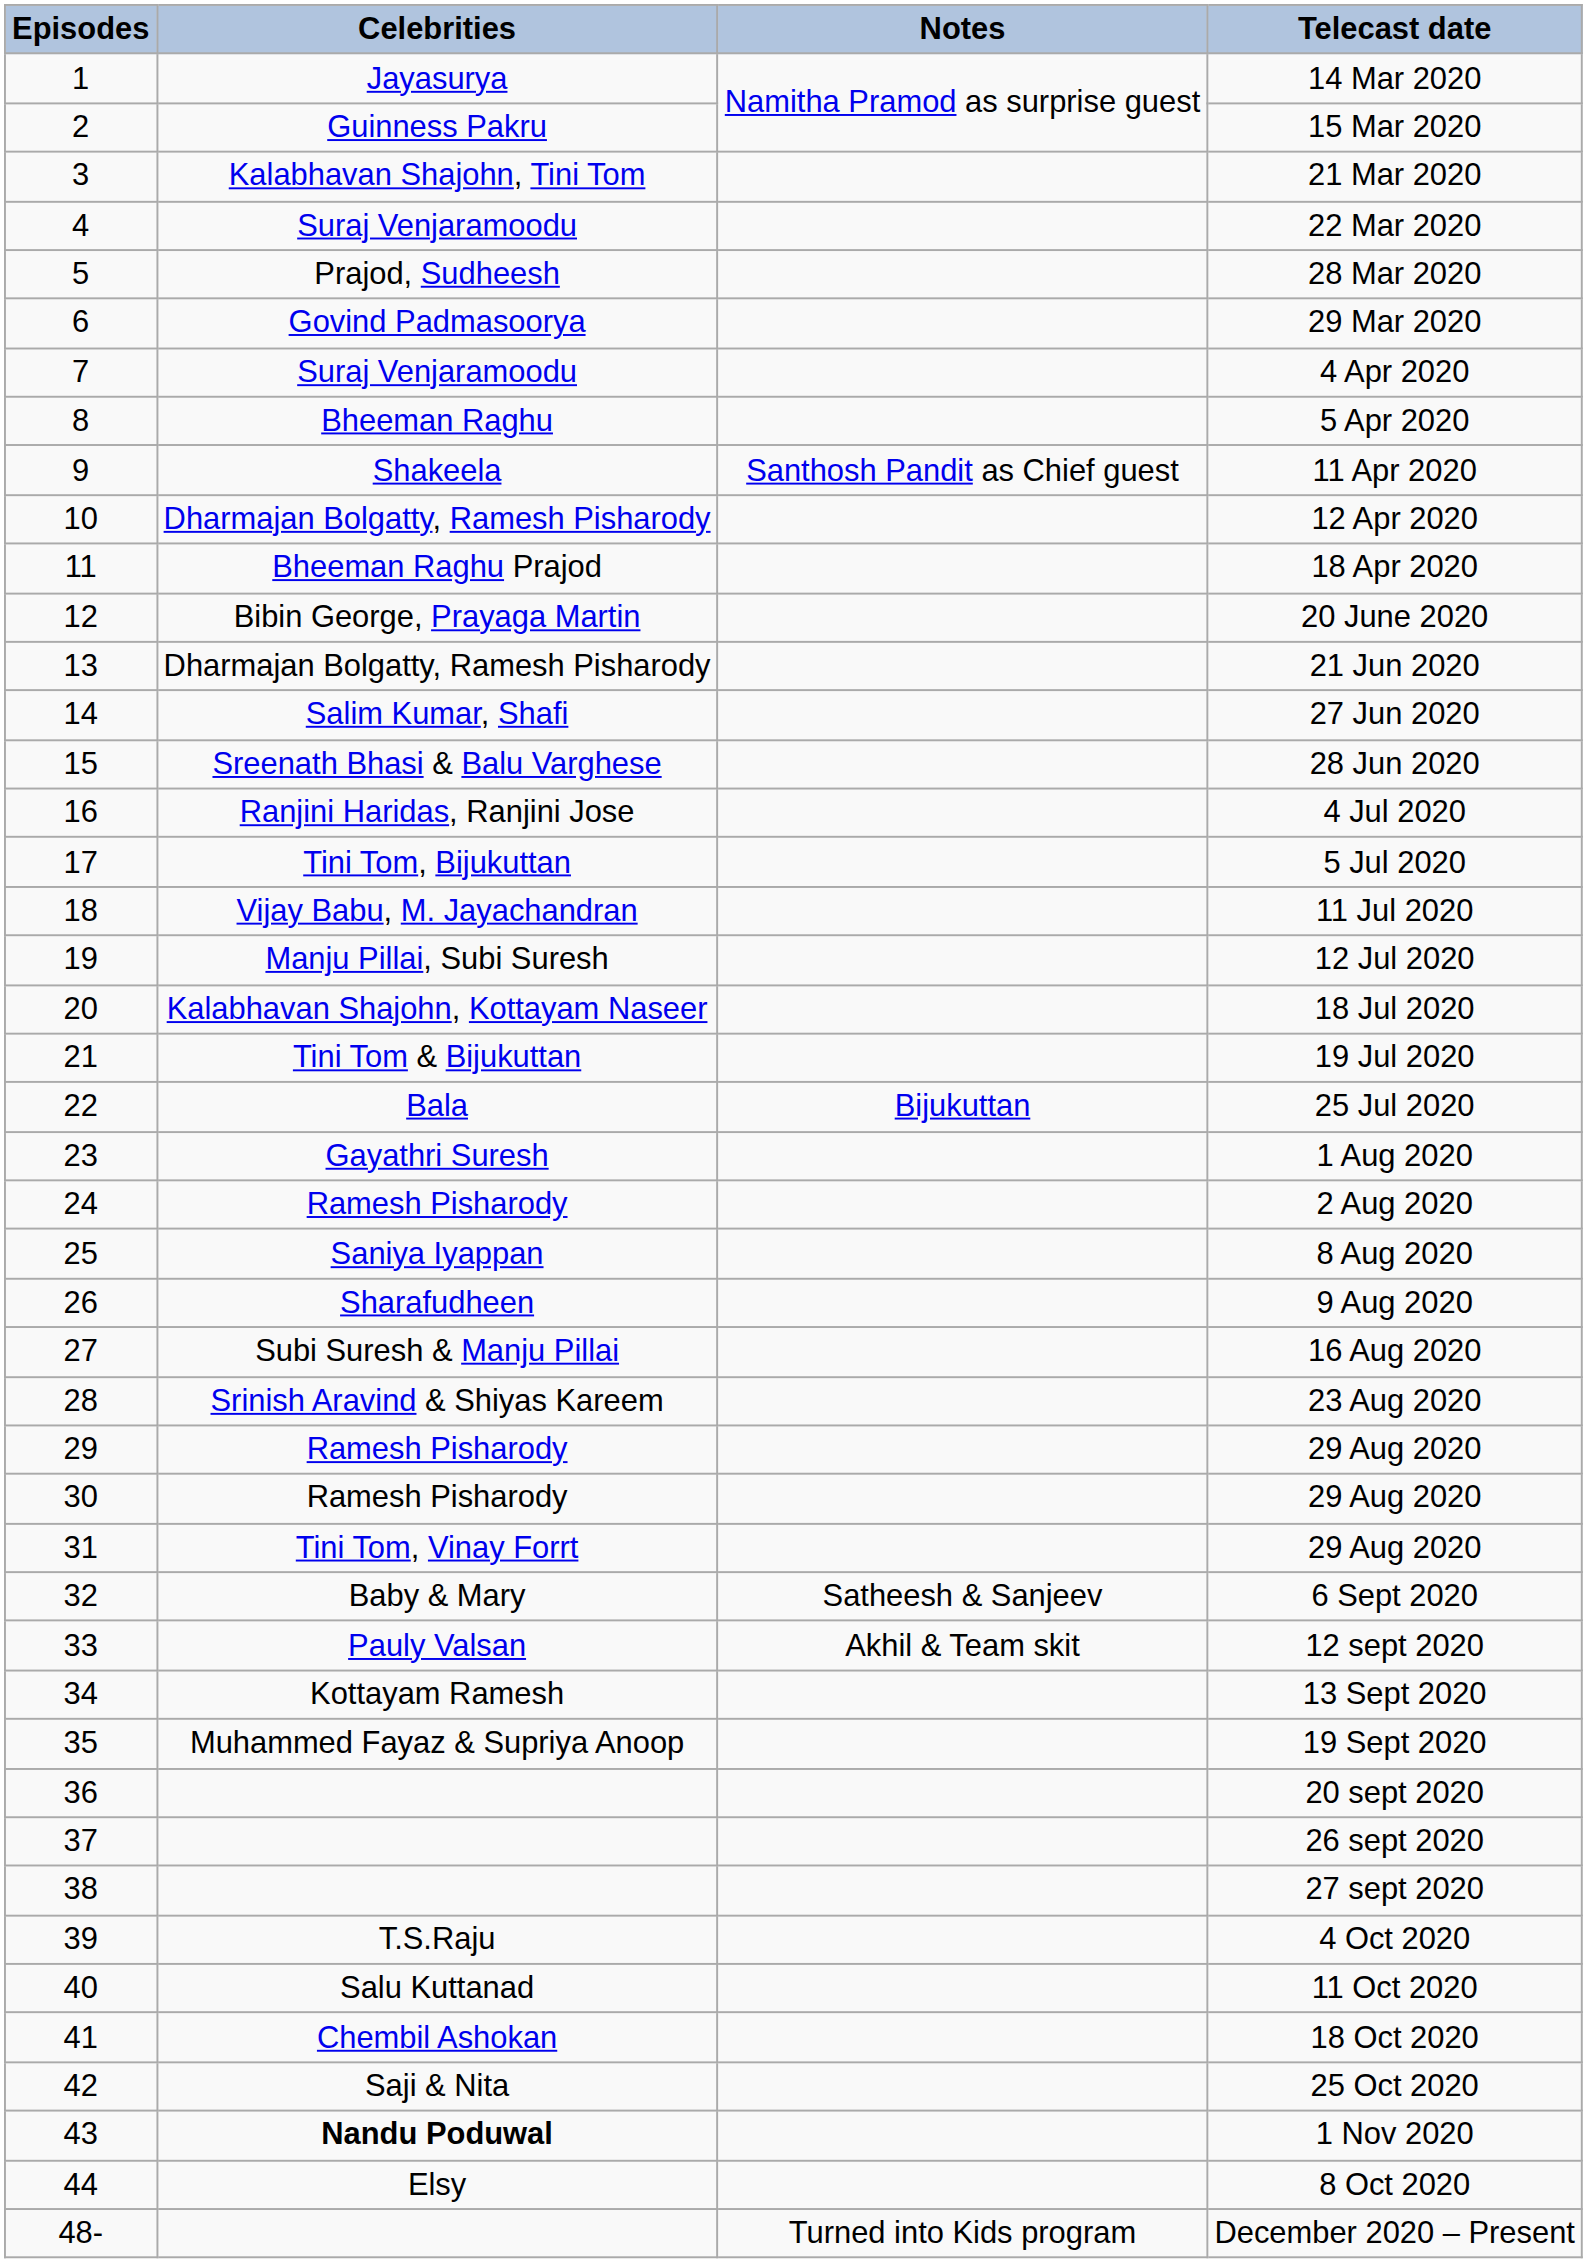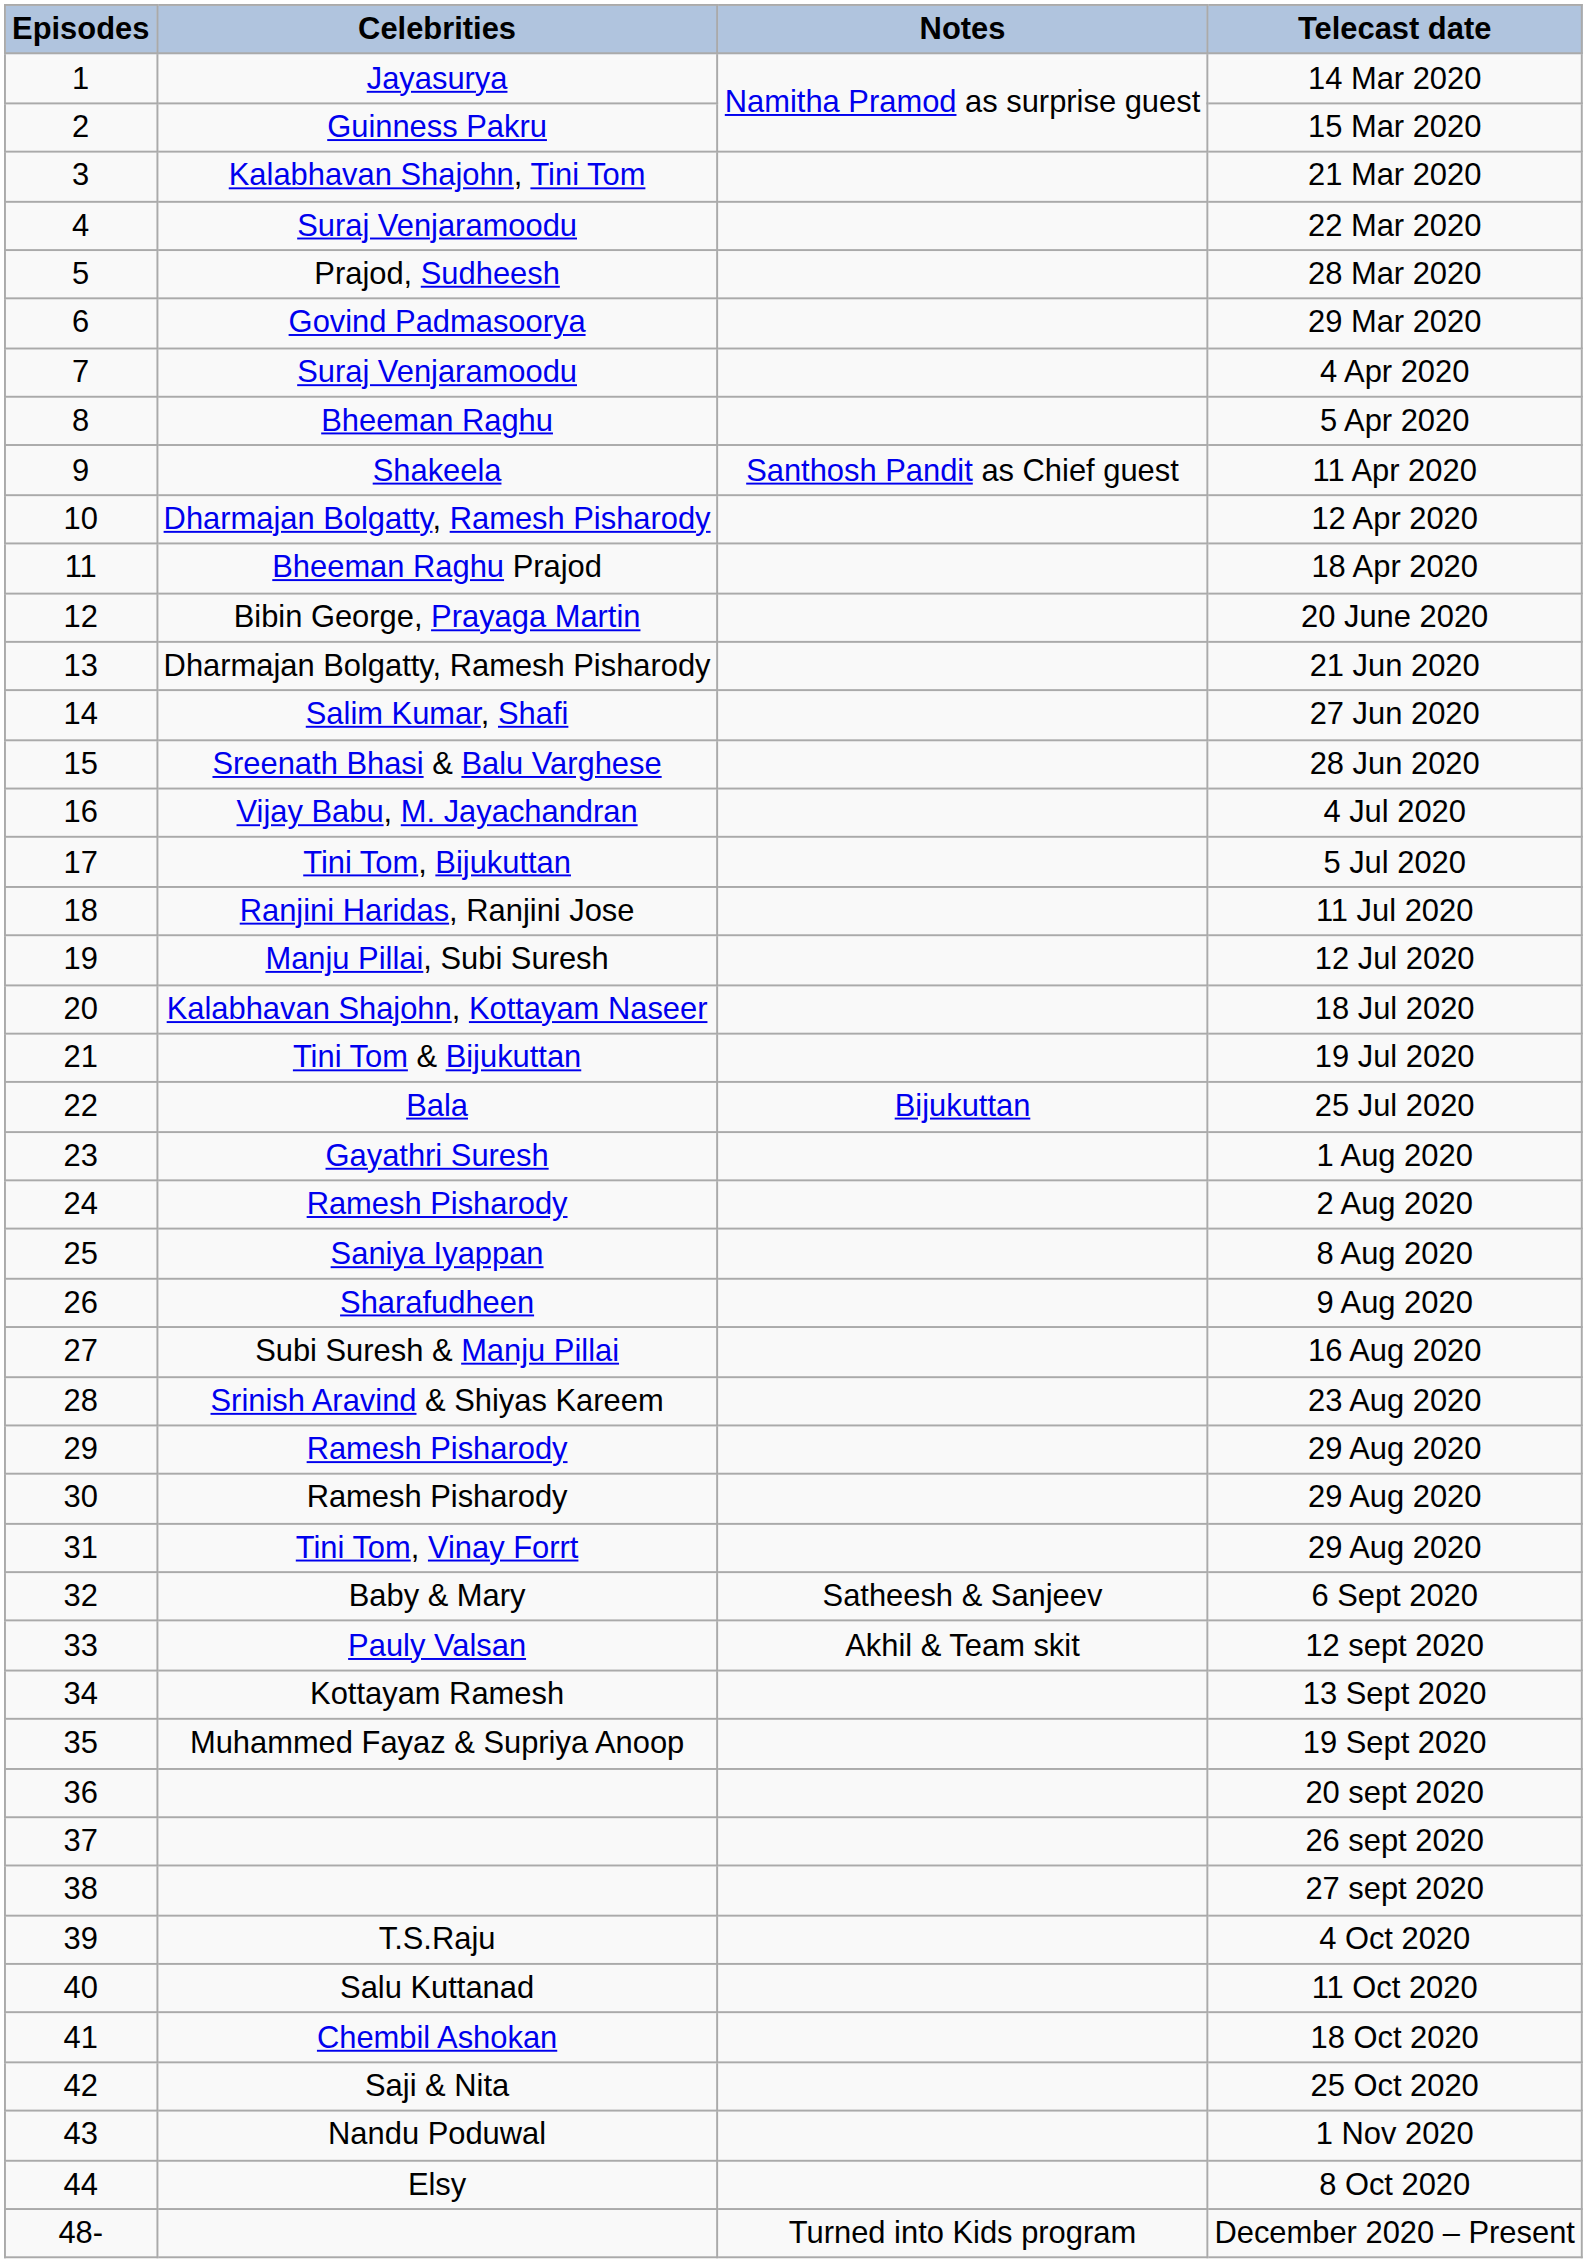(437, 812) Ranjini Haridas, Ranjini Jose -> (437, 812) Vijay Babu, M. Jayachandran
(437, 910) Vijay Babu, M. Jayachandran -> (437, 910) Ranjini Haridas, Ranjini Jose
(437, 2134) bold -> (437, 2134) normal
